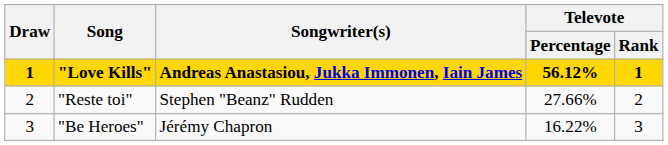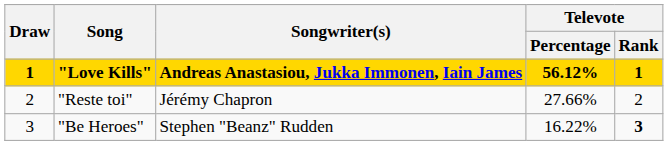(246, 99) Stephen "Beanz" Rudden -> (216, 99) Jérémy Chapron
(216, 126) Jérémy Chapron -> (246, 126) Stephen "Beanz" Rudden
(638, 126) normal -> (638, 126) bold
